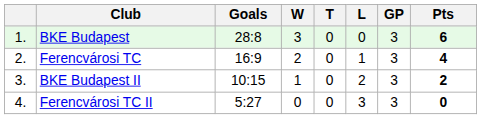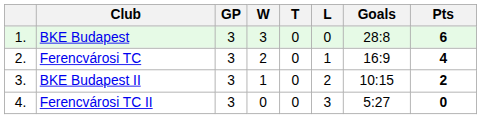columns swapped: (394, 15) <-> (248, 15)
